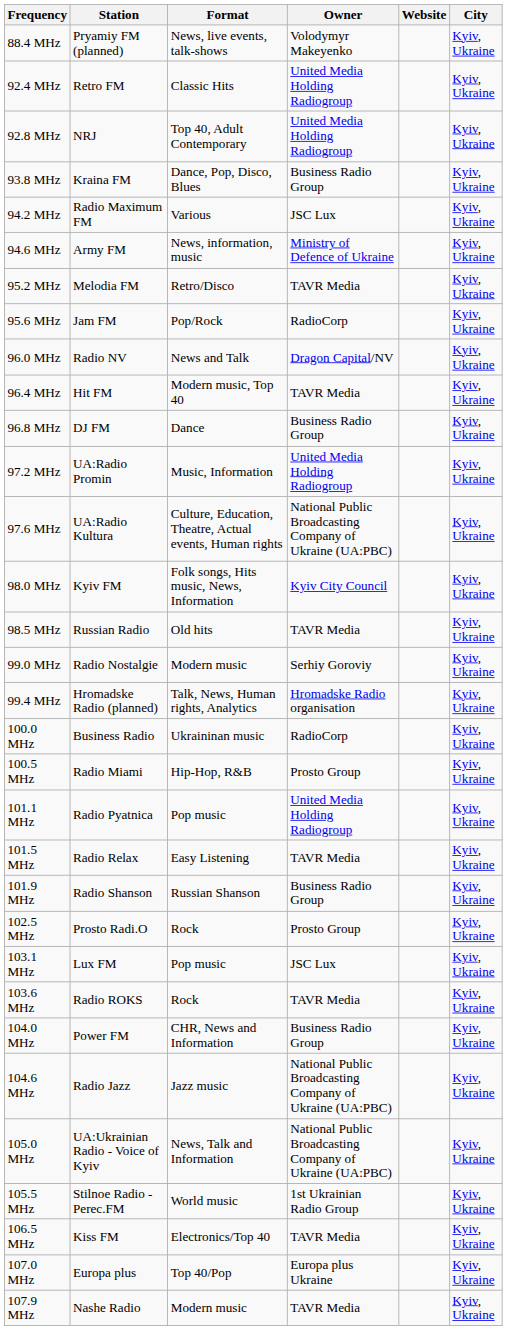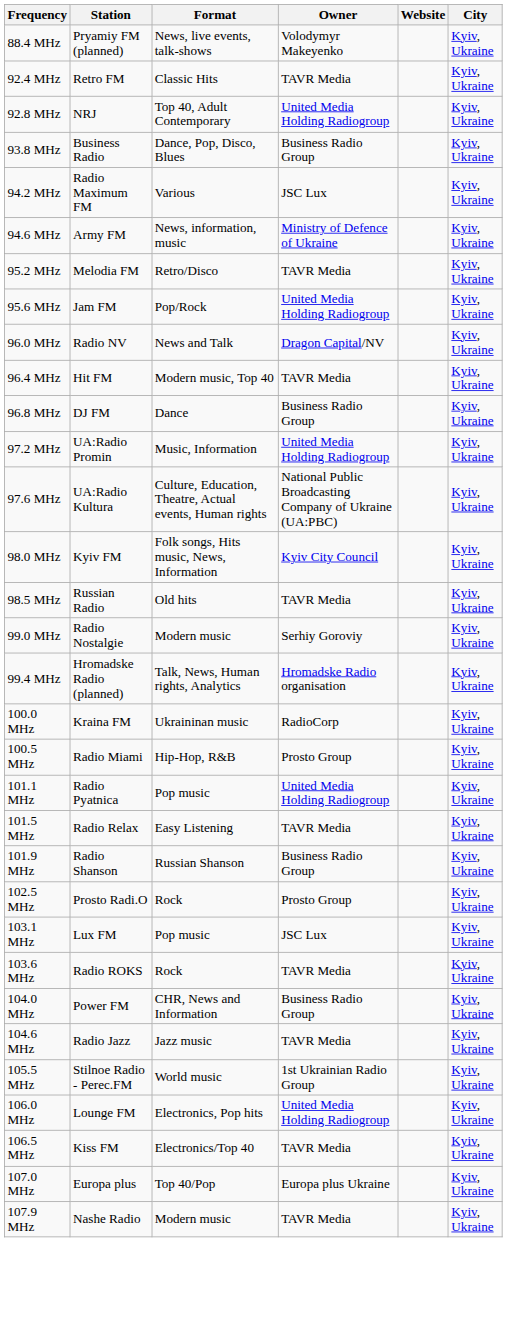(327, 86) United Media Holding Radiogroup -> (316, 78) TAVR Media
(102, 179) Kraina FM -> (96, 149) Business Radio
(319, 321) RadioCorp -> (335, 306) United Media Holding Radiogroup
(114, 736) Business Radio -> (102, 721) Kraina FM
(341, 1085) National Public Broadcasting Company of Ukraine (UA:PBC) -> (316, 1041) TAVR Media
- row: (22, 1151)
+ row: (22, 1112)
